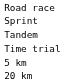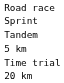rows swapped: (32, 49) <-> (15, 62)
